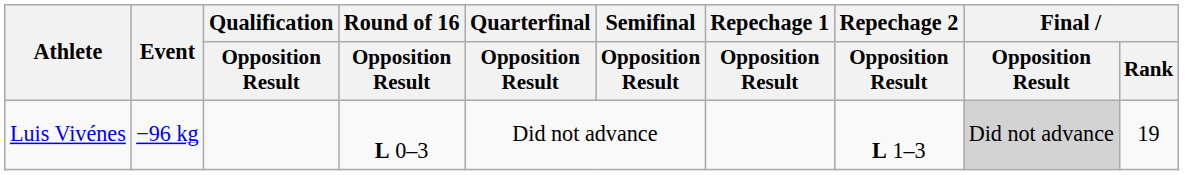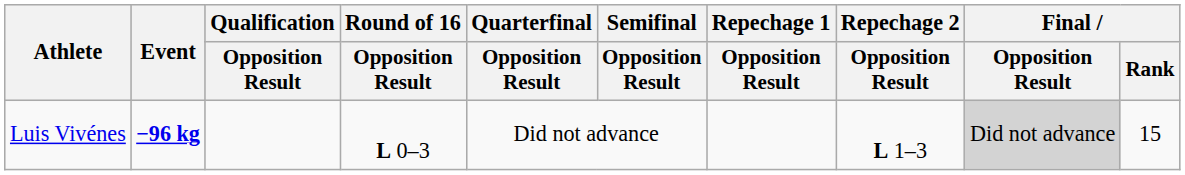(167, 134) normal -> (168, 134) bold
(1149, 134) 19 -> (1150, 134) 15
